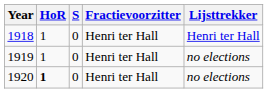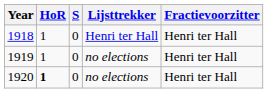columns swapped: (223, 14) <-> (133, 14)
